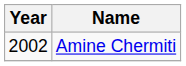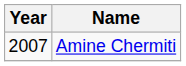(28, 46) 2002 -> (28, 46) 2007
